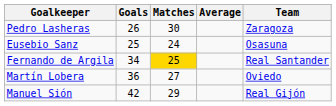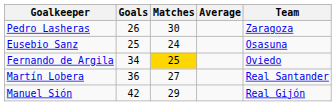(287, 61) Real Santander -> (264, 61) Oviedo
(264, 77) Oviedo -> (287, 77) Real Santander
